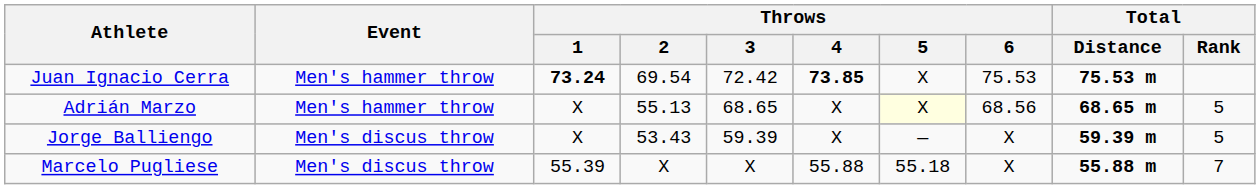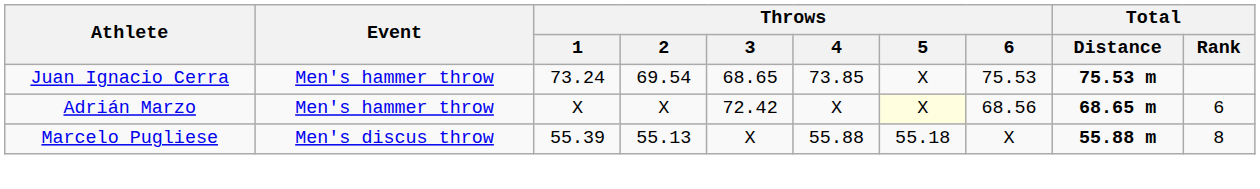(577, 79) bold -> (577, 79) normal
(750, 79) 72.42 -> (750, 79) 68.65
(836, 79) bold -> (836, 79) normal
(664, 109) 55.13 -> (664, 109) X
(750, 109) 68.65 -> (750, 109) 72.42
(1219, 109) 5 -> (1219, 109) 6
- row: (130, 139)
(664, 168) X -> (664, 139) 55.13
(1219, 168) 7 -> (1219, 139) 8
